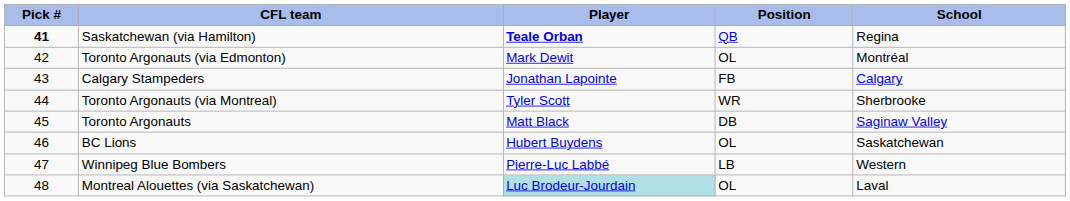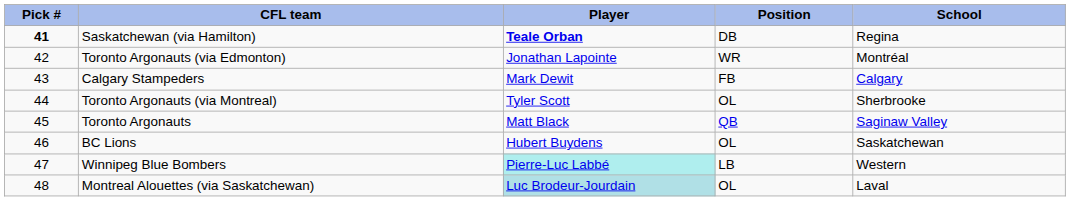(728, 36) QB -> (728, 36) DB
(540, 57) Mark Dewit -> (561, 57) Jonathan Lapointe
(727, 57) OL -> (730, 57) WR
(561, 79) Jonathan Lapointe -> (540, 79) Mark Dewit
(730, 100) WR -> (727, 100) OL
(728, 121) DB -> (728, 121) QB
(558, 164) no background -> (558, 164) paleturquoise background
